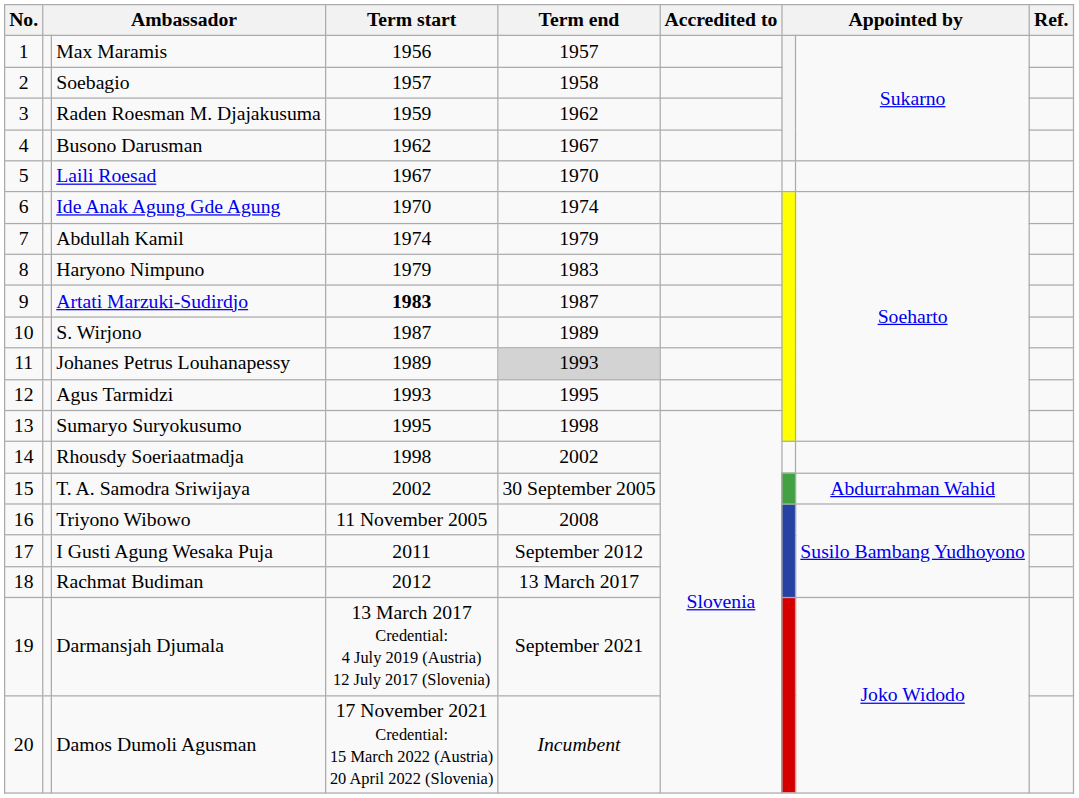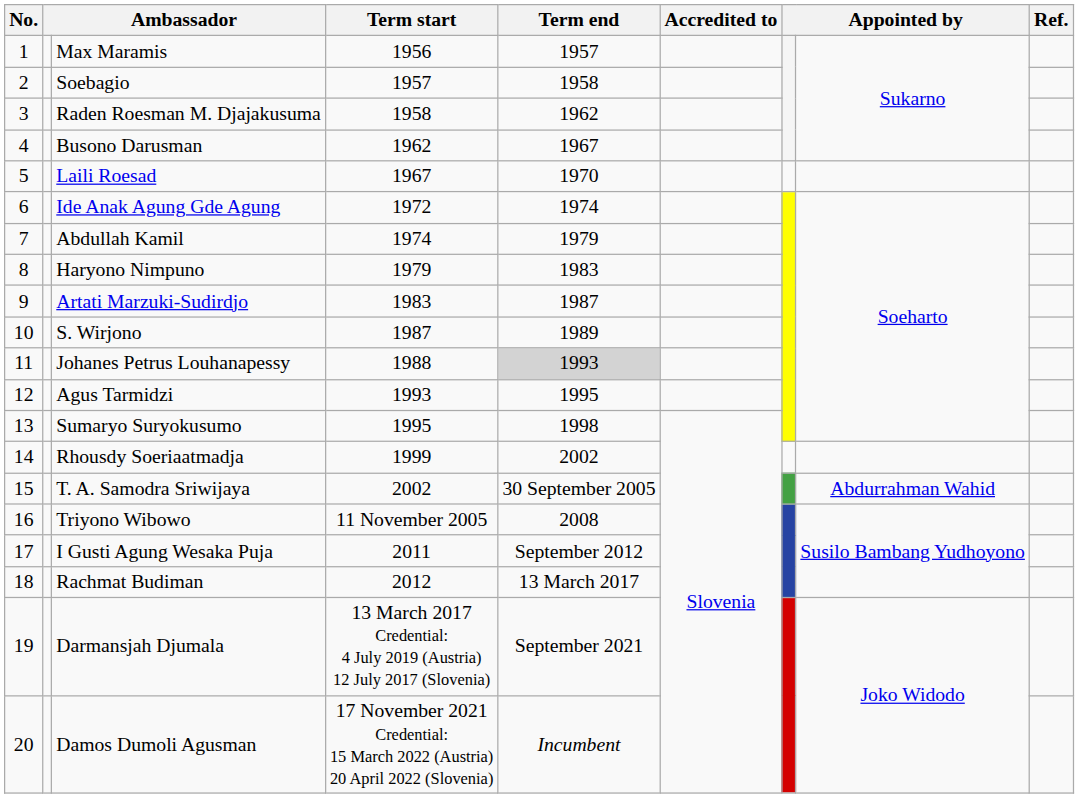(412, 113) 1959 -> (412, 113) 1958
(412, 207) 1970 -> (412, 207) 1972
(412, 301) bold -> (412, 301) normal
(412, 363) 1989 -> (412, 363) 1988
(412, 457) 1998 -> (412, 457) 1999
